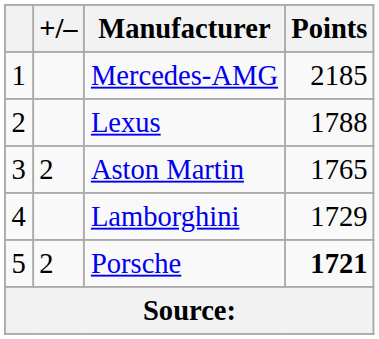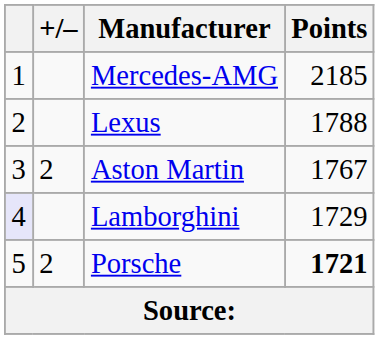(339, 169) 1765 -> (339, 169) 1767
(19, 216) no background -> (19, 216) lavender background
